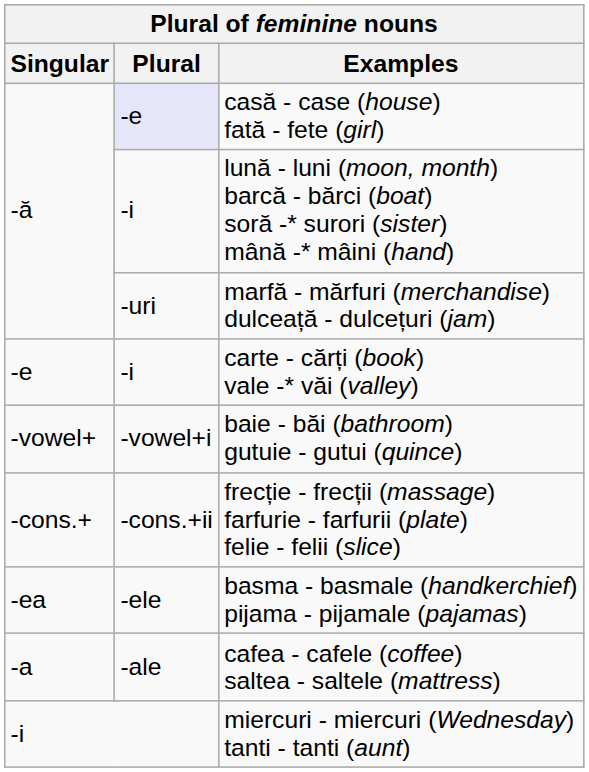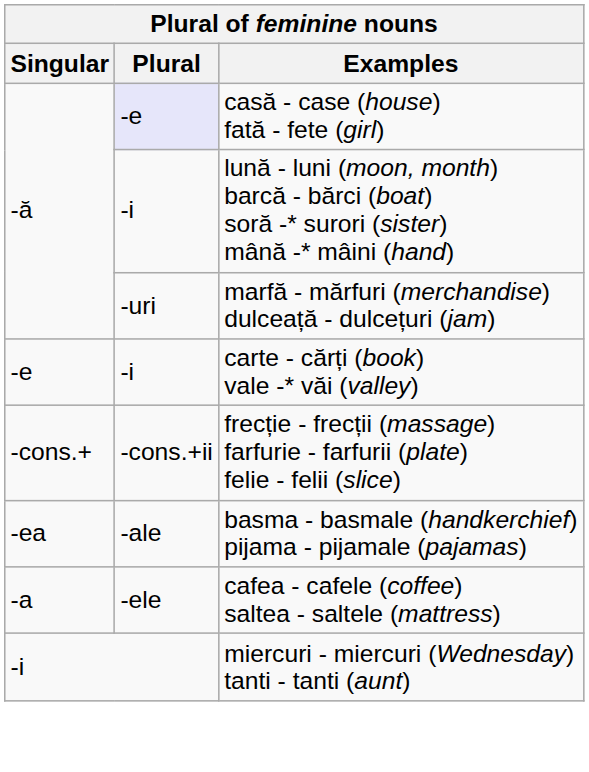- row: (343, 438)
(141, 599) -ele -> (141, 533) -ale
(141, 666) -ale -> (141, 599) -ele
